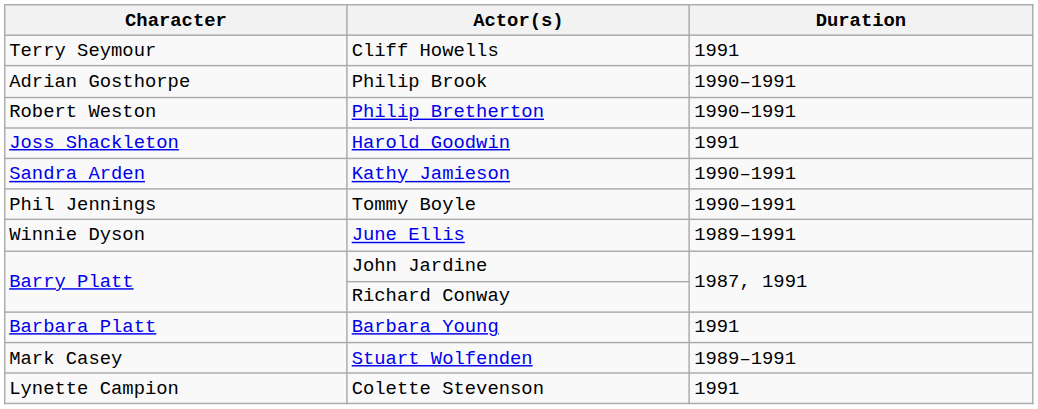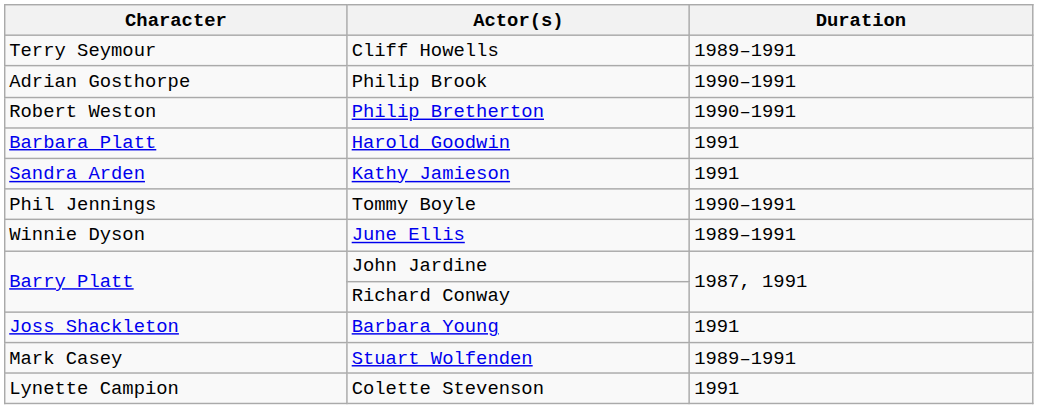(717, 51) 1991 -> (745, 51) 1989–1991
(94, 143) Joss Shackleton -> (83, 143) Barbara Platt
(745, 174) 1990–1991 -> (717, 174) 1991
(83, 327) Barbara Platt -> (94, 327) Joss Shackleton
